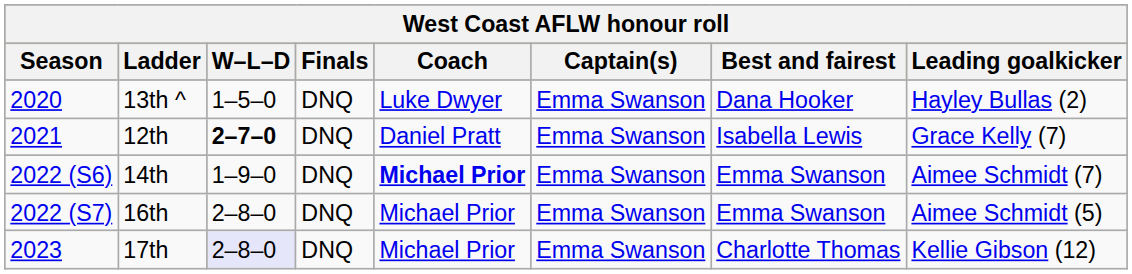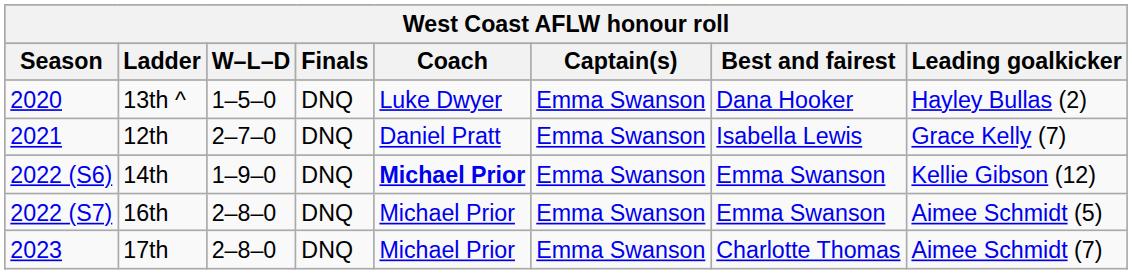(244, 137) bold -> (244, 137) normal
(1007, 174) Aimee Schmidt (7) -> (1004, 174) Kellie Gibson (12)
(244, 250) lavender background -> (244, 250) no background
(1004, 250) Kellie Gibson (12) -> (1007, 250) Aimee Schmidt (7)
